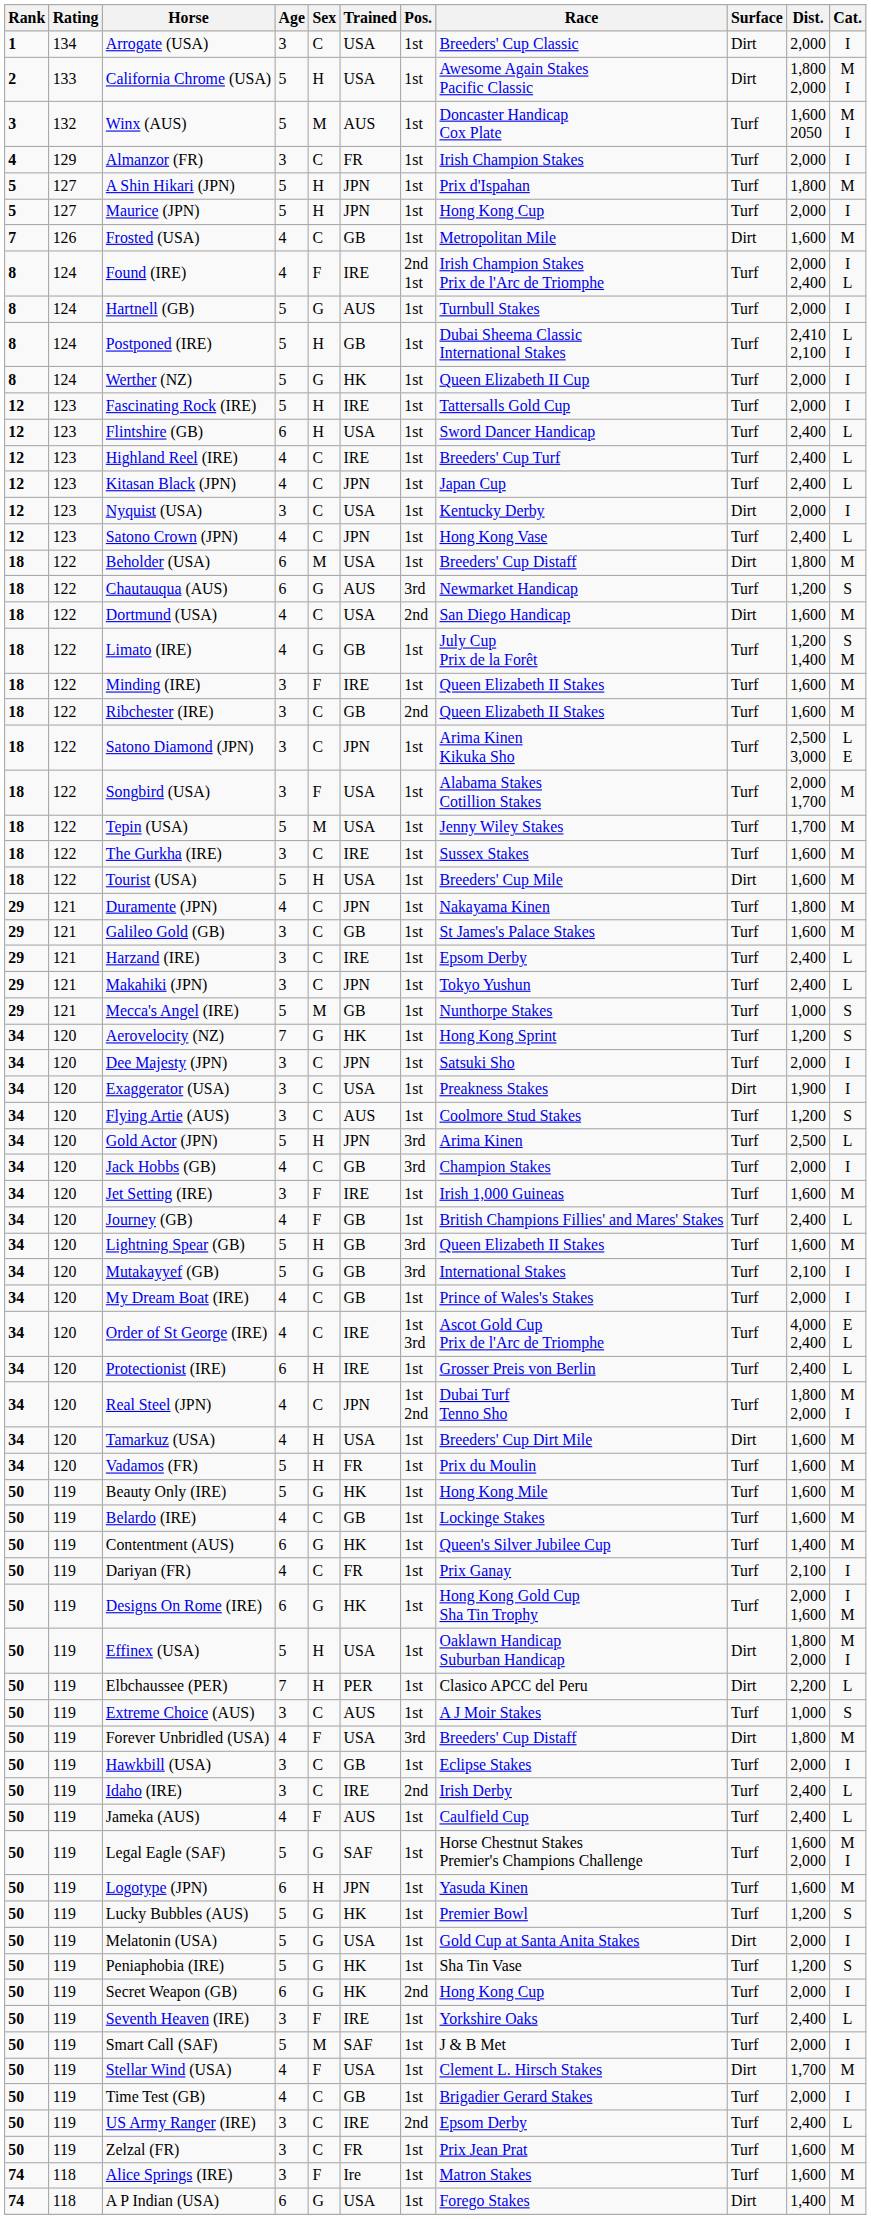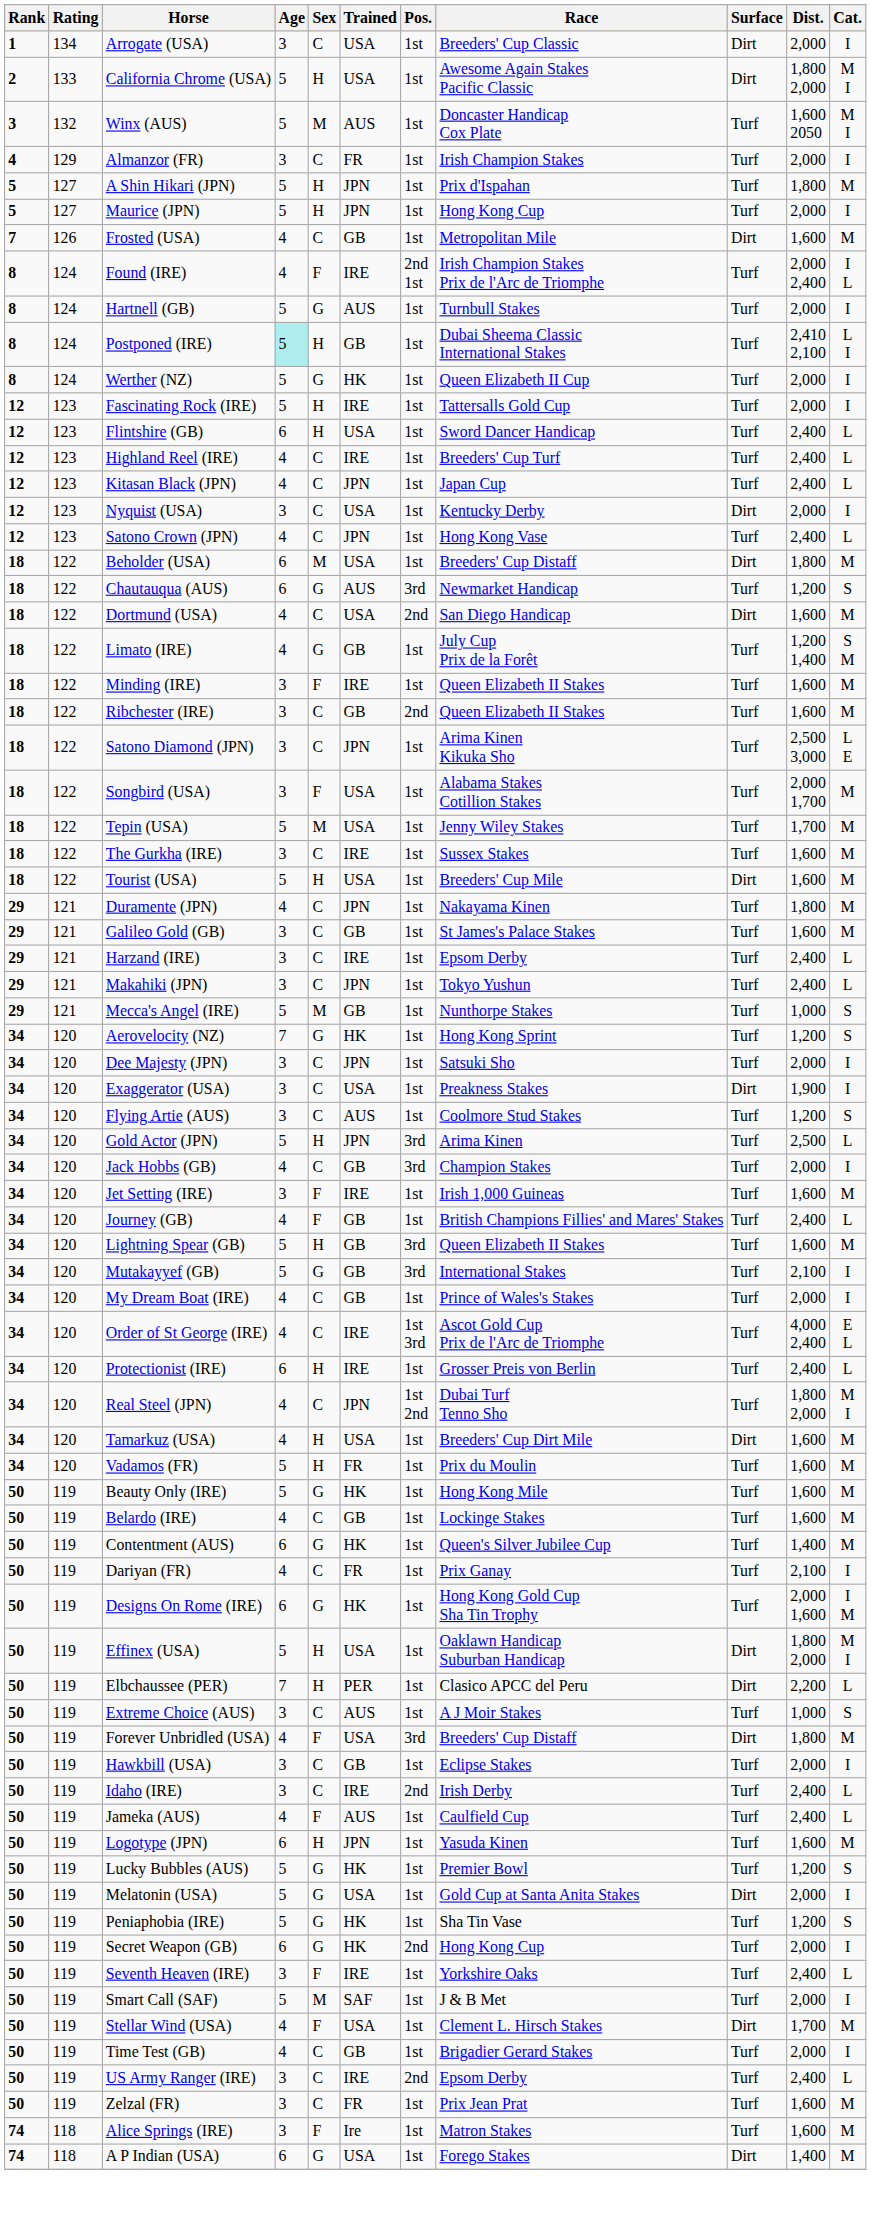(283, 344) no background -> (283, 344) paleturquoise background
- row: (166, 1852)
